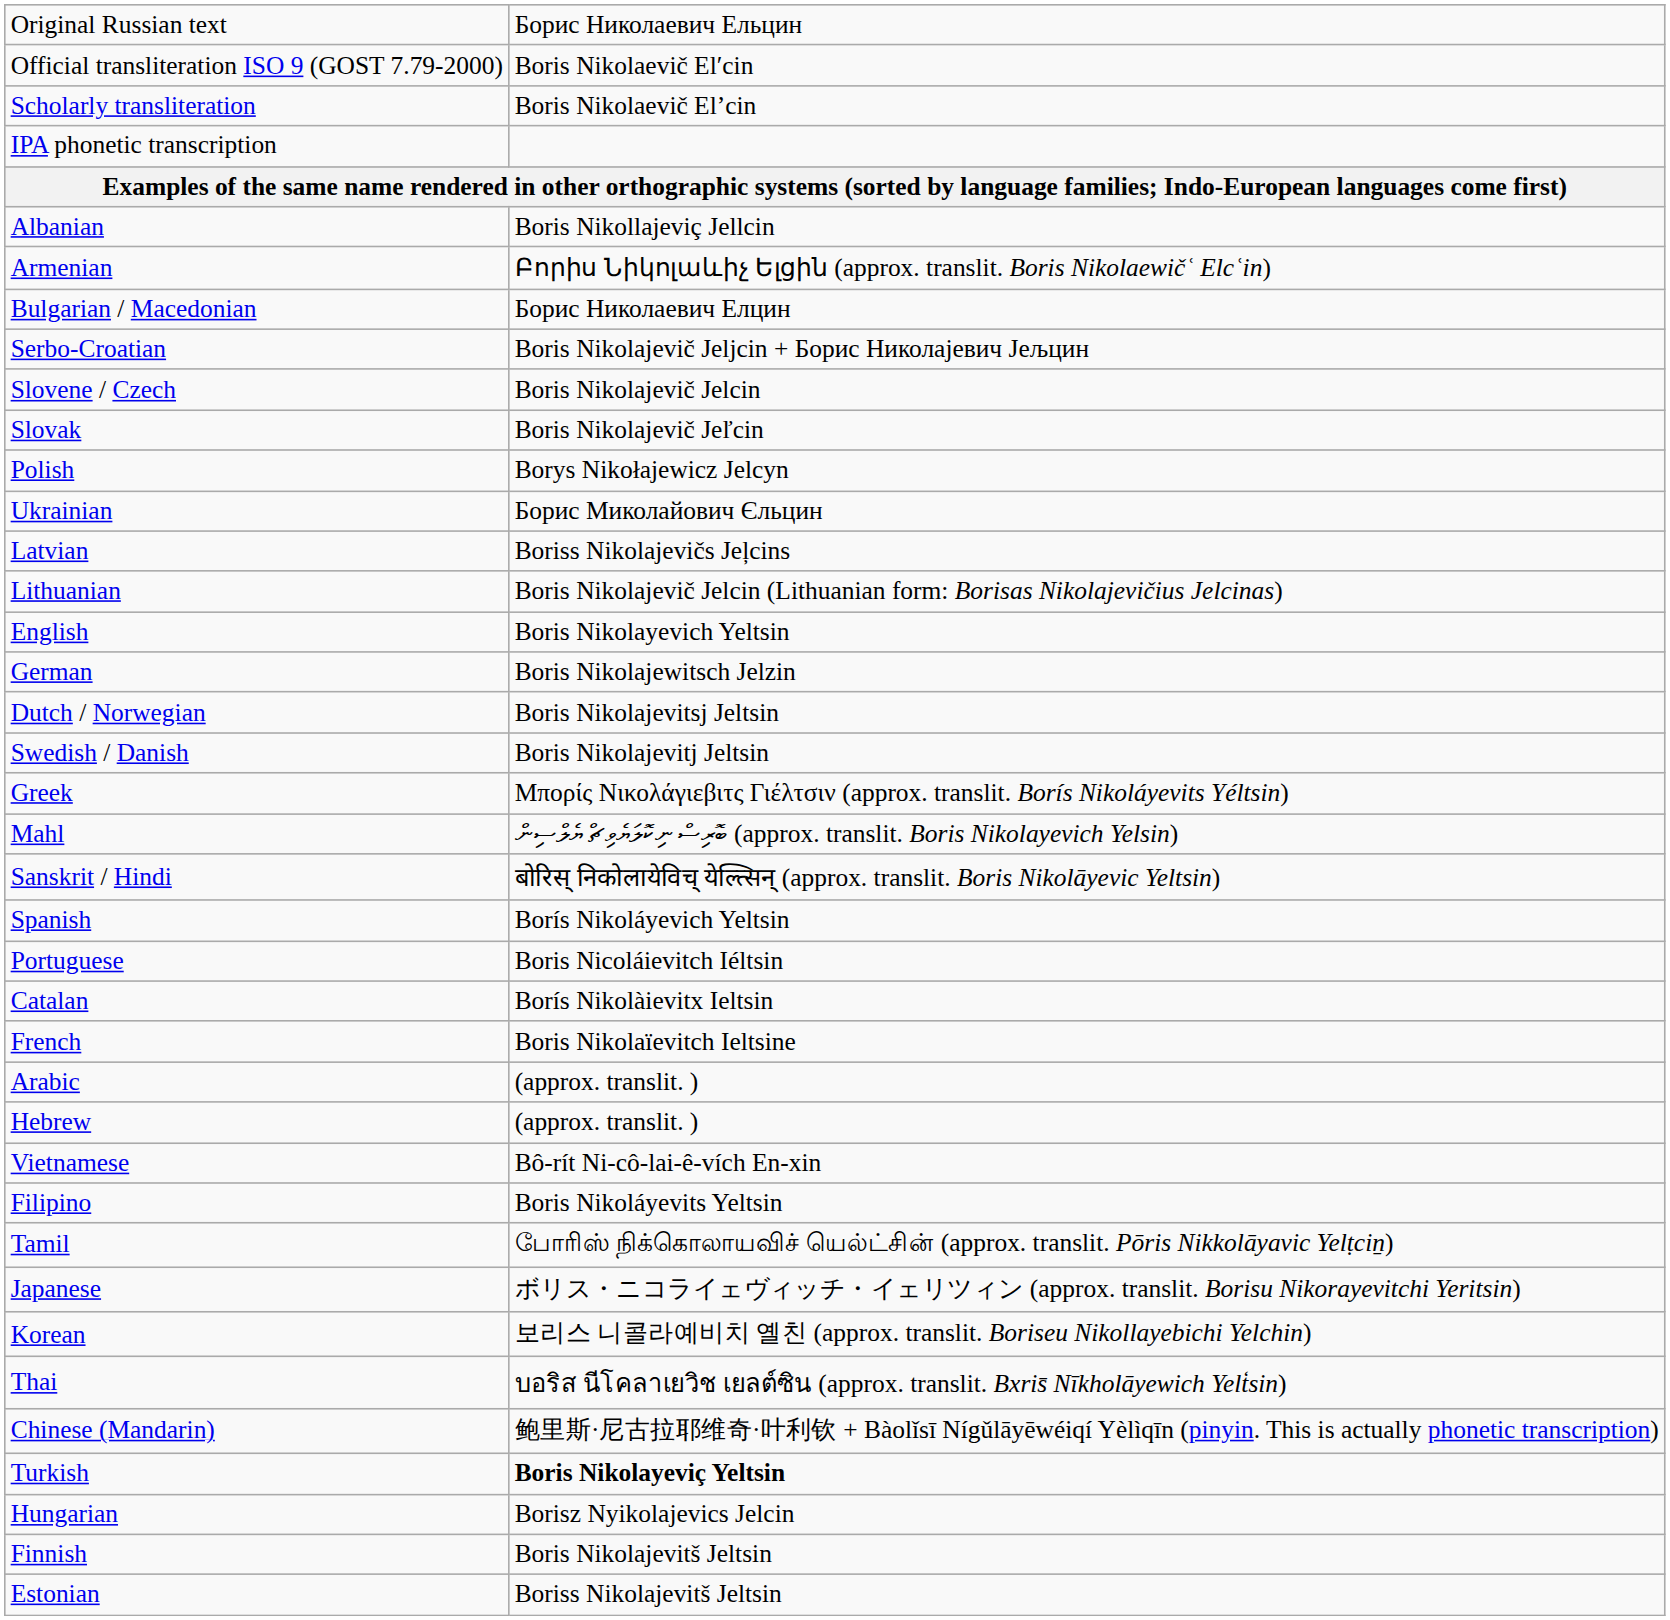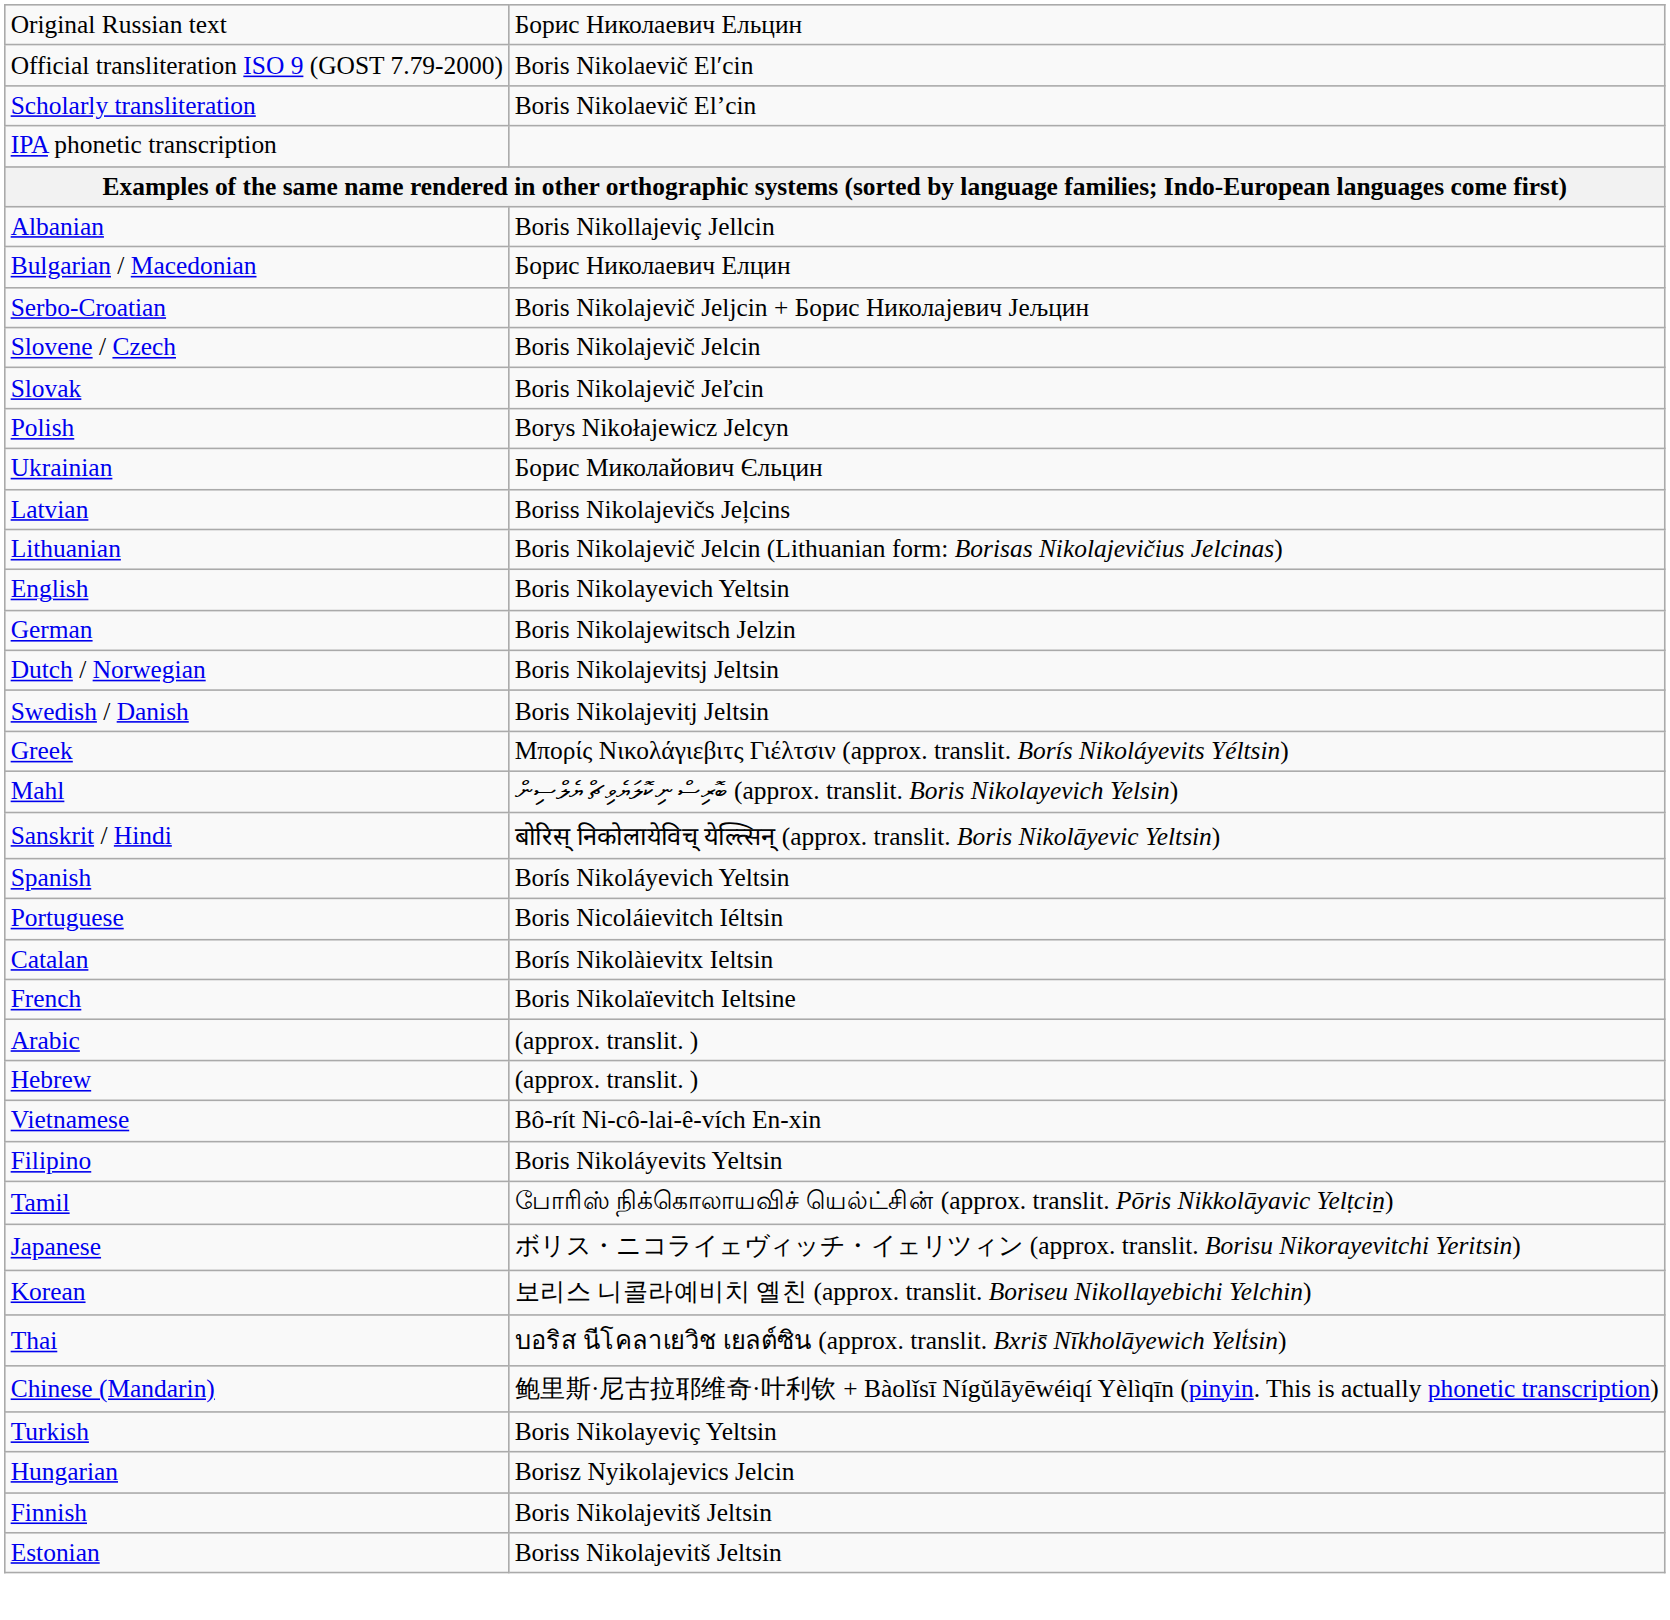- row: (62, 267)
(650, 1473) bold -> (646, 1431) normal
